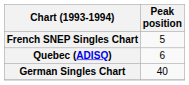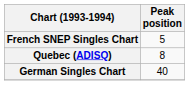(162, 55) 6 -> (162, 55) 8
